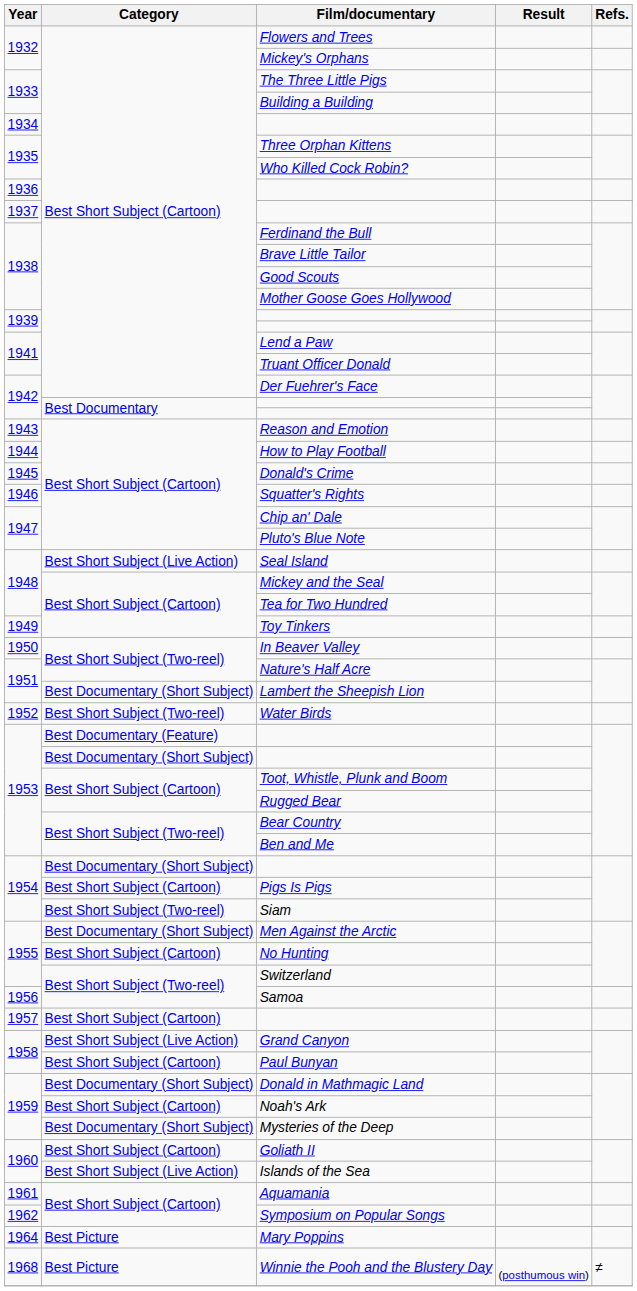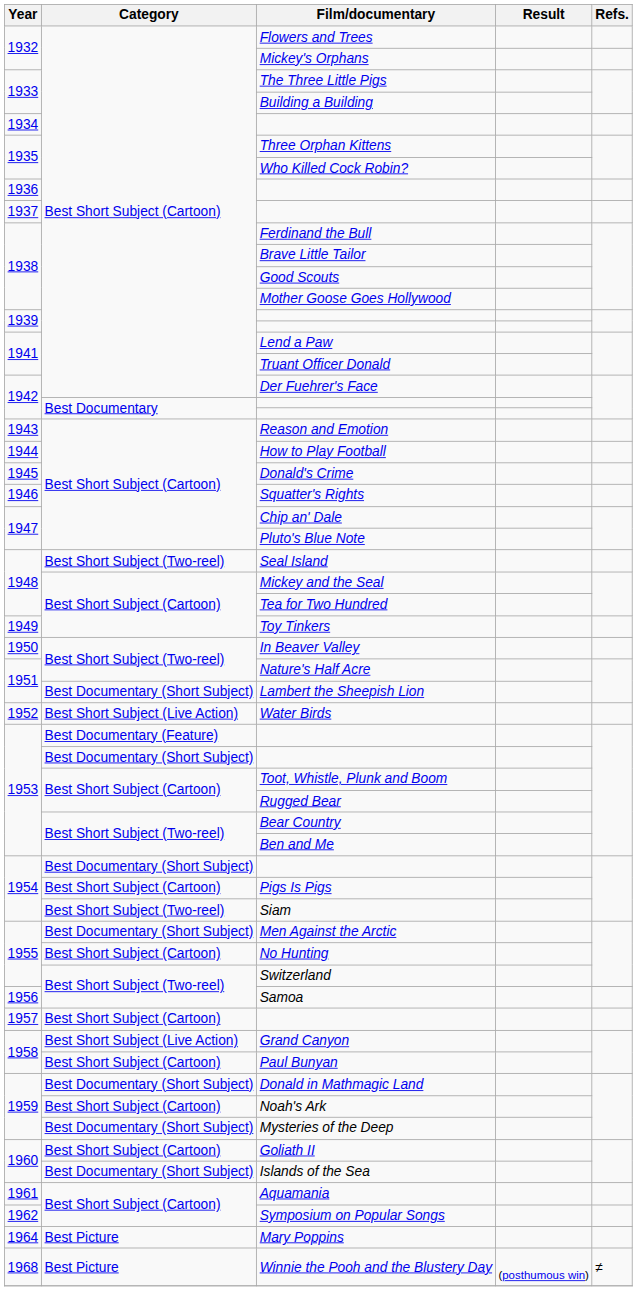(141, 560) Best Short Subject (Live Action) -> (134, 560) Best Short Subject (Two-reel)
(134, 713) Best Short Subject (Two-reel) -> (141, 713) Best Short Subject (Live Action)
(141, 1172) Best Short Subject (Live Action) -> (149, 1172) Best Documentary (Short Subject)
